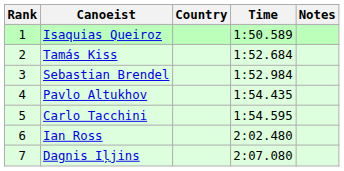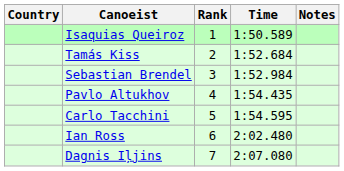columns swapped: (22, 15) <-> (201, 15)
